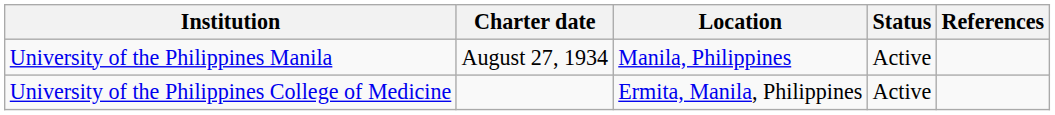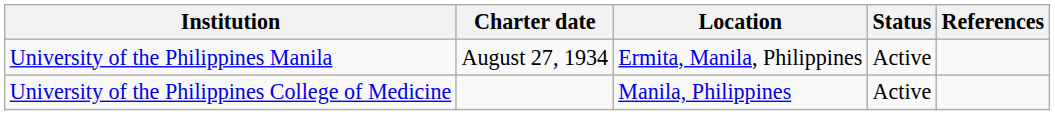(705, 57) Manila, Philippines -> (740, 57) Ermita, Manila, Philippines
(740, 92) Ermita, Manila, Philippines -> (705, 92) Manila, Philippines
